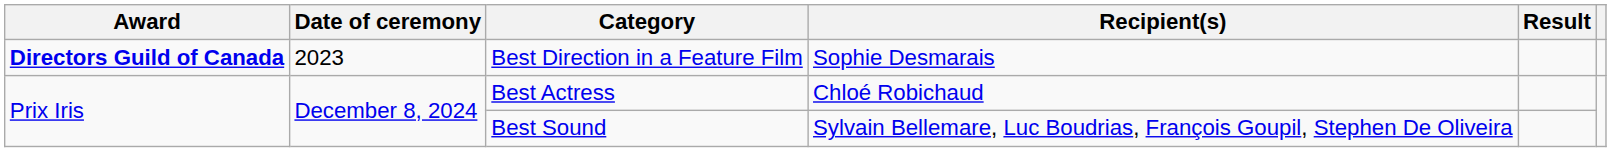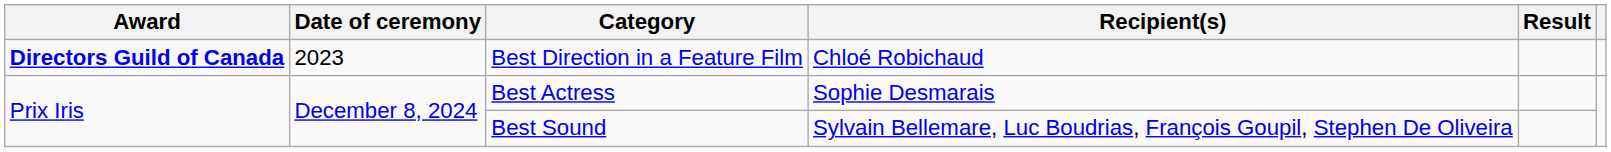(904, 57) Sophie Desmarais -> (898, 57) Chloé Robichaud
(898, 92) Chloé Robichaud -> (904, 92) Sophie Desmarais
